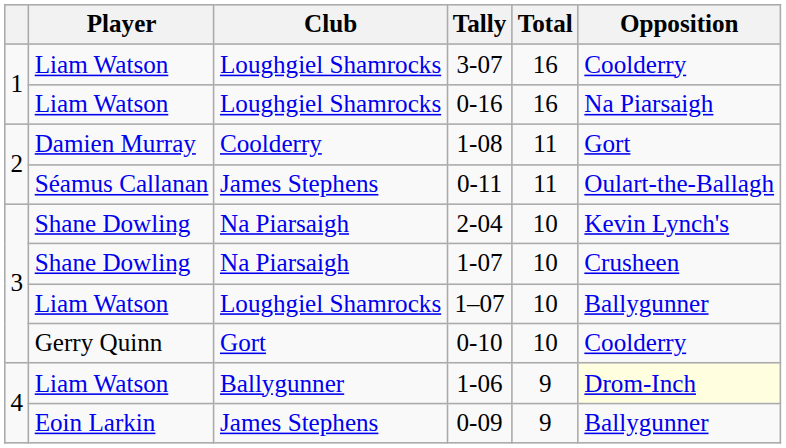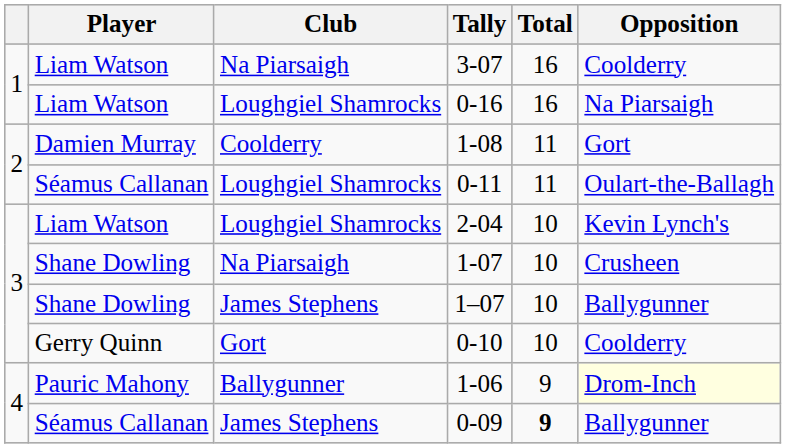(331, 64) Loughgiel Shamrocks -> (285, 64) Na Piarsaigh
(299, 183) James Stephens -> (331, 183) Loughgiel Shamrocks
(113, 223) Shane Dowling -> (101, 223) Liam Watson
(285, 223) Na Piarsaigh -> (331, 223) Loughgiel Shamrocks
(101, 303) Liam Watson -> (113, 303) Shane Dowling
(331, 303) Loughgiel Shamrocks -> (299, 303) James Stephens
(101, 382) Liam Watson -> (112, 382) Pauric Mahony
(95, 422) Eoin Larkin -> (122, 422) Séamus Callanan
(545, 422) normal -> (545, 422) bold
